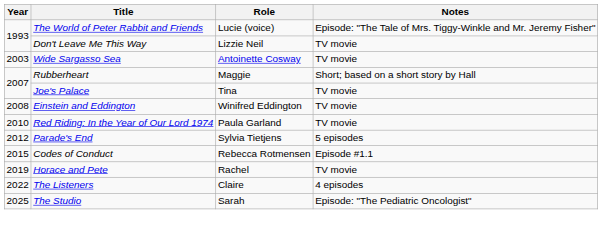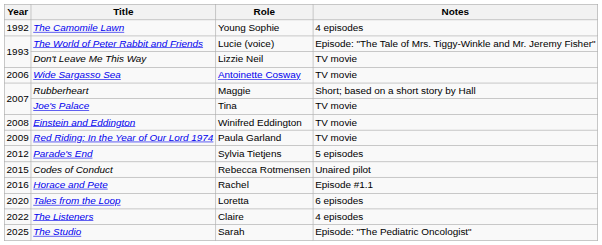+ row: (79, 28)
(18, 59) 2003 -> (18, 75) 2006
(18, 122) 2010 -> (18, 138) 2009
(344, 153) Episode #1.1 -> (343, 169) Unaired pilot
(18, 169) 2019 -> (18, 185) 2016
(336, 169) TV movie -> (344, 185) Episode #1.1
+ row: (77, 201)
